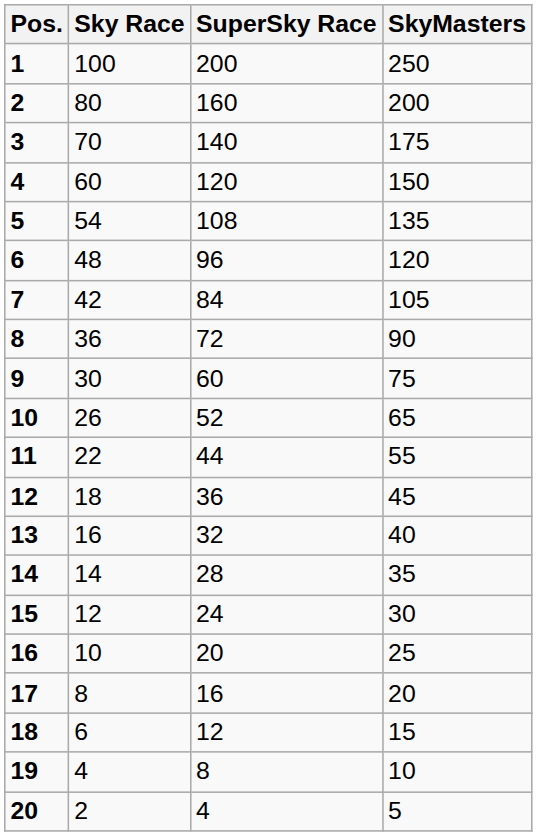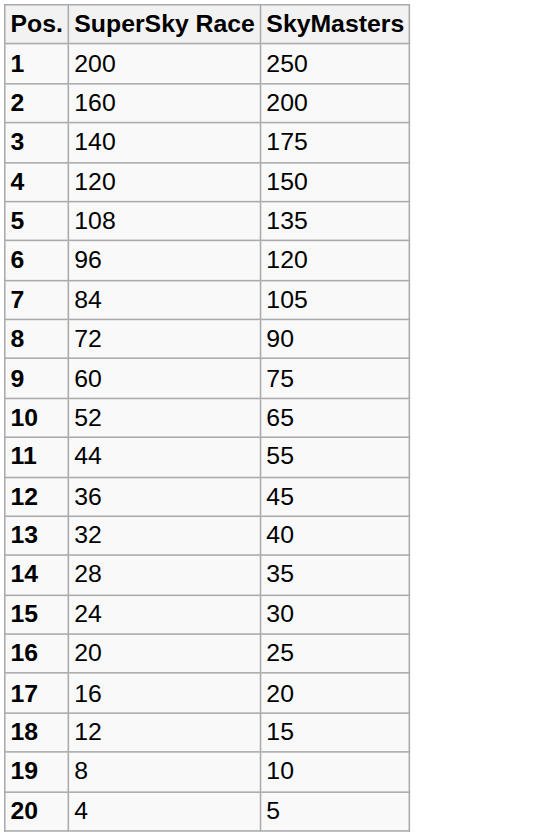- column: (129, 24)
